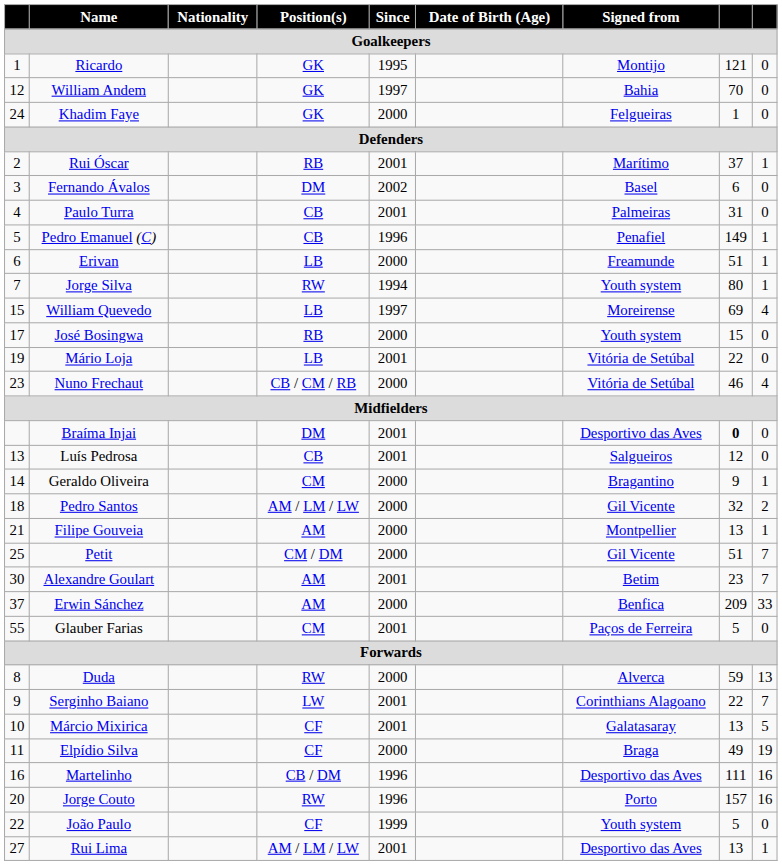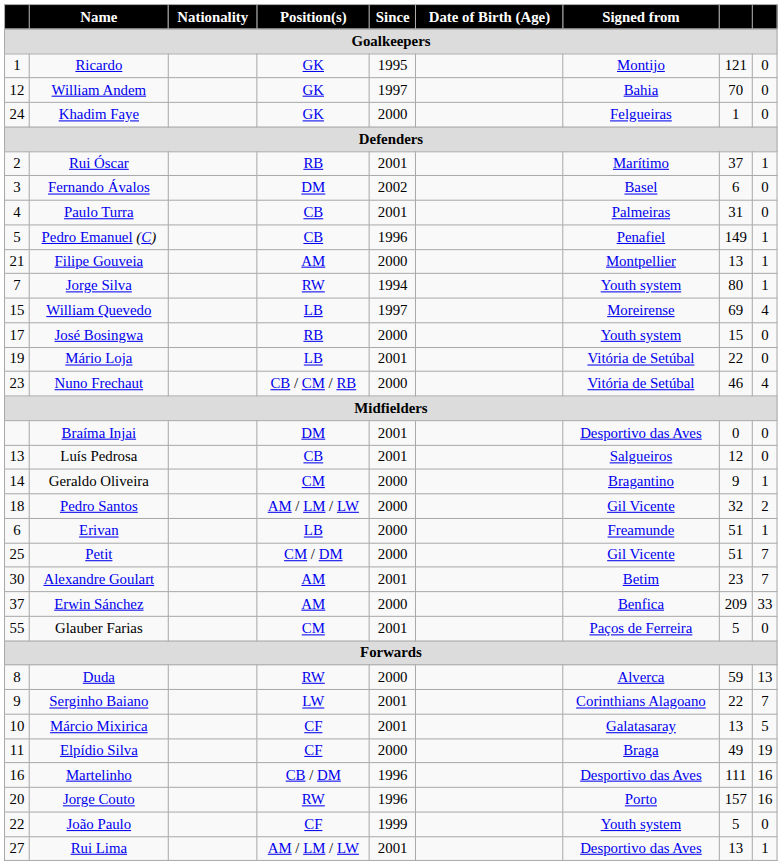rows swapped: (99, 261) <-> (99, 530)
(736, 432) bold -> (736, 432) normal
